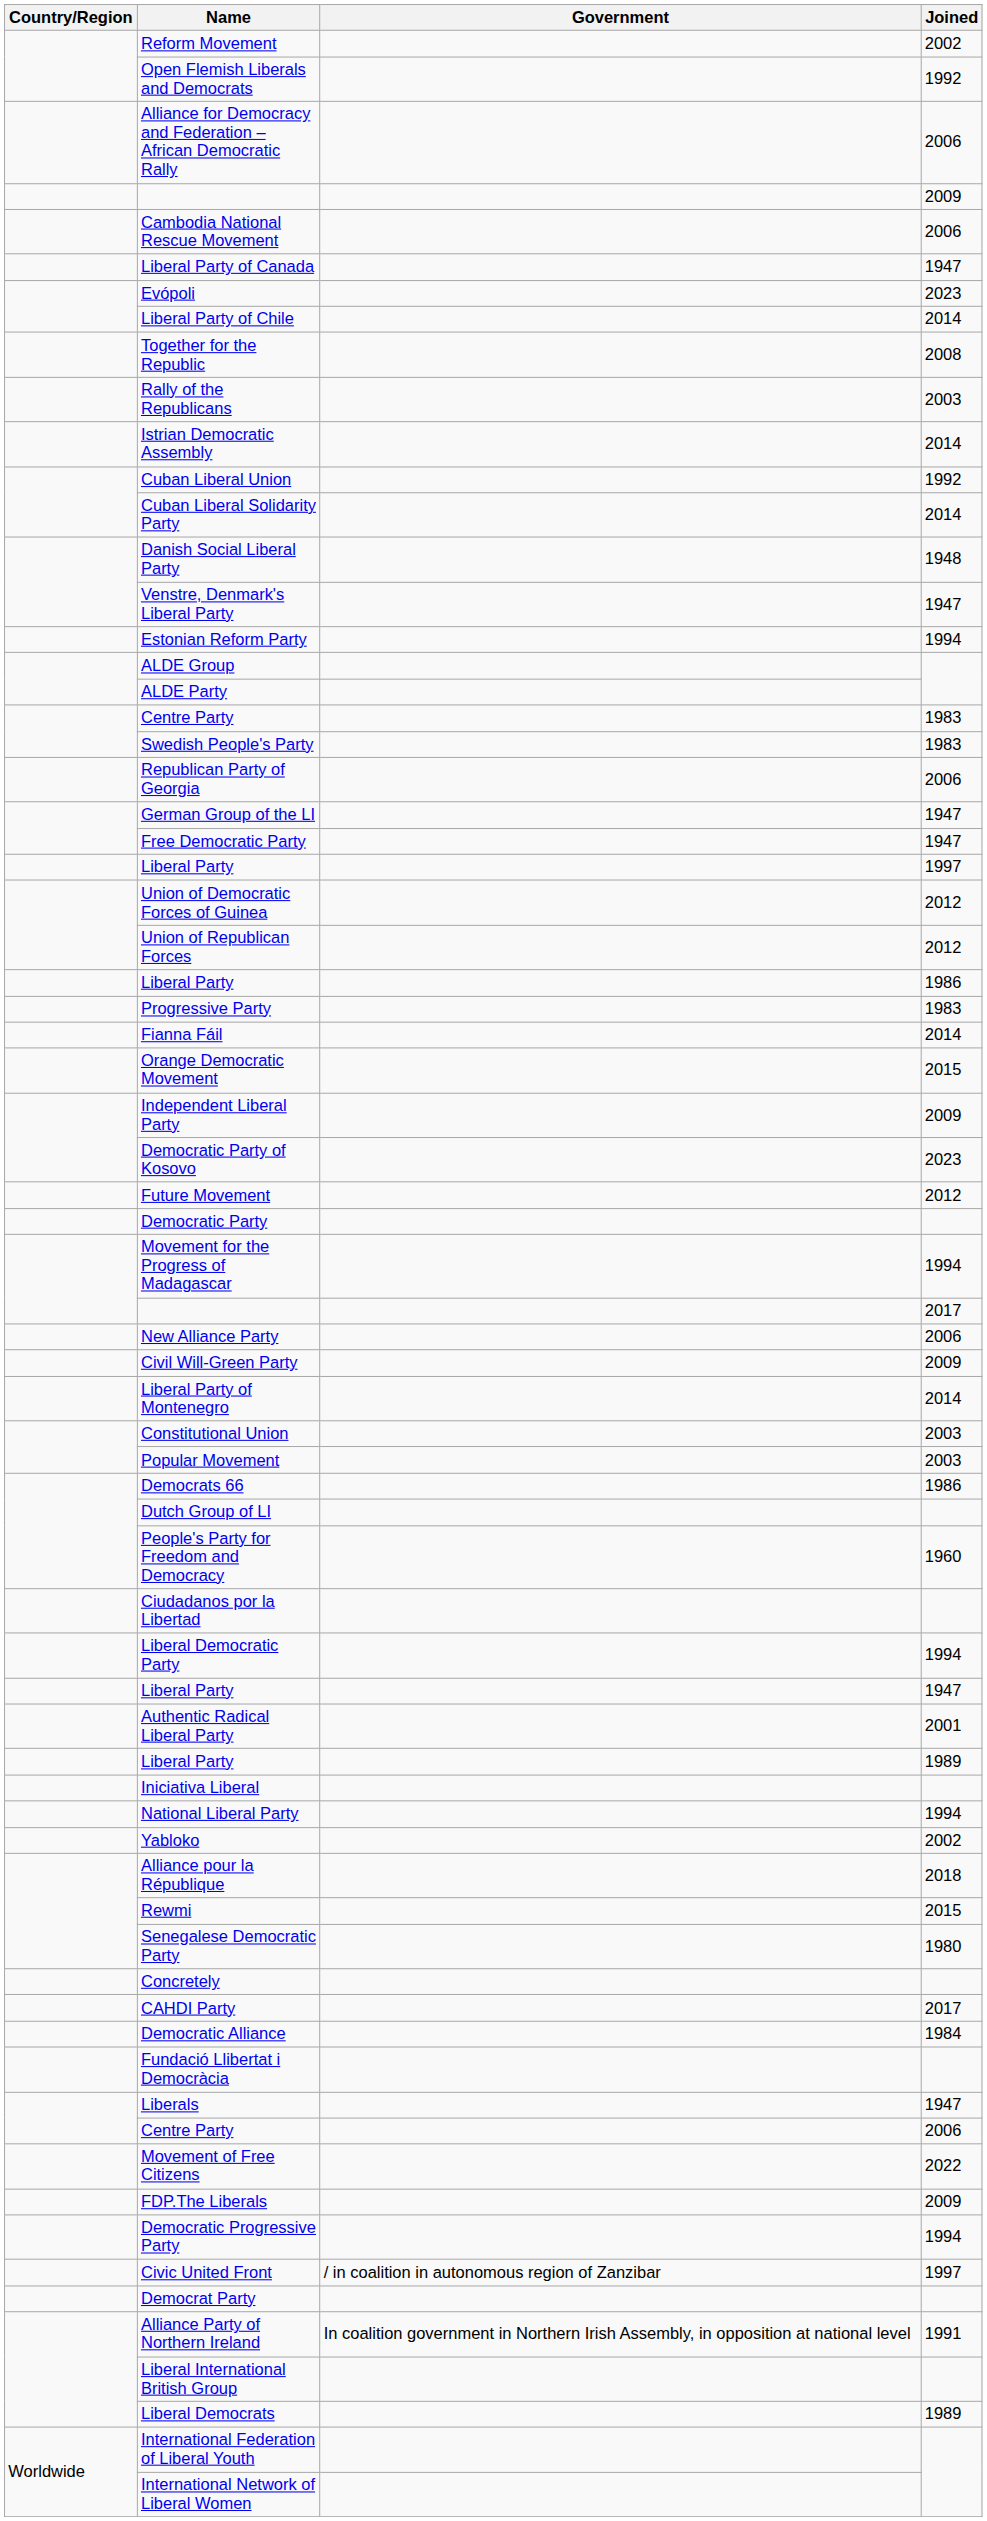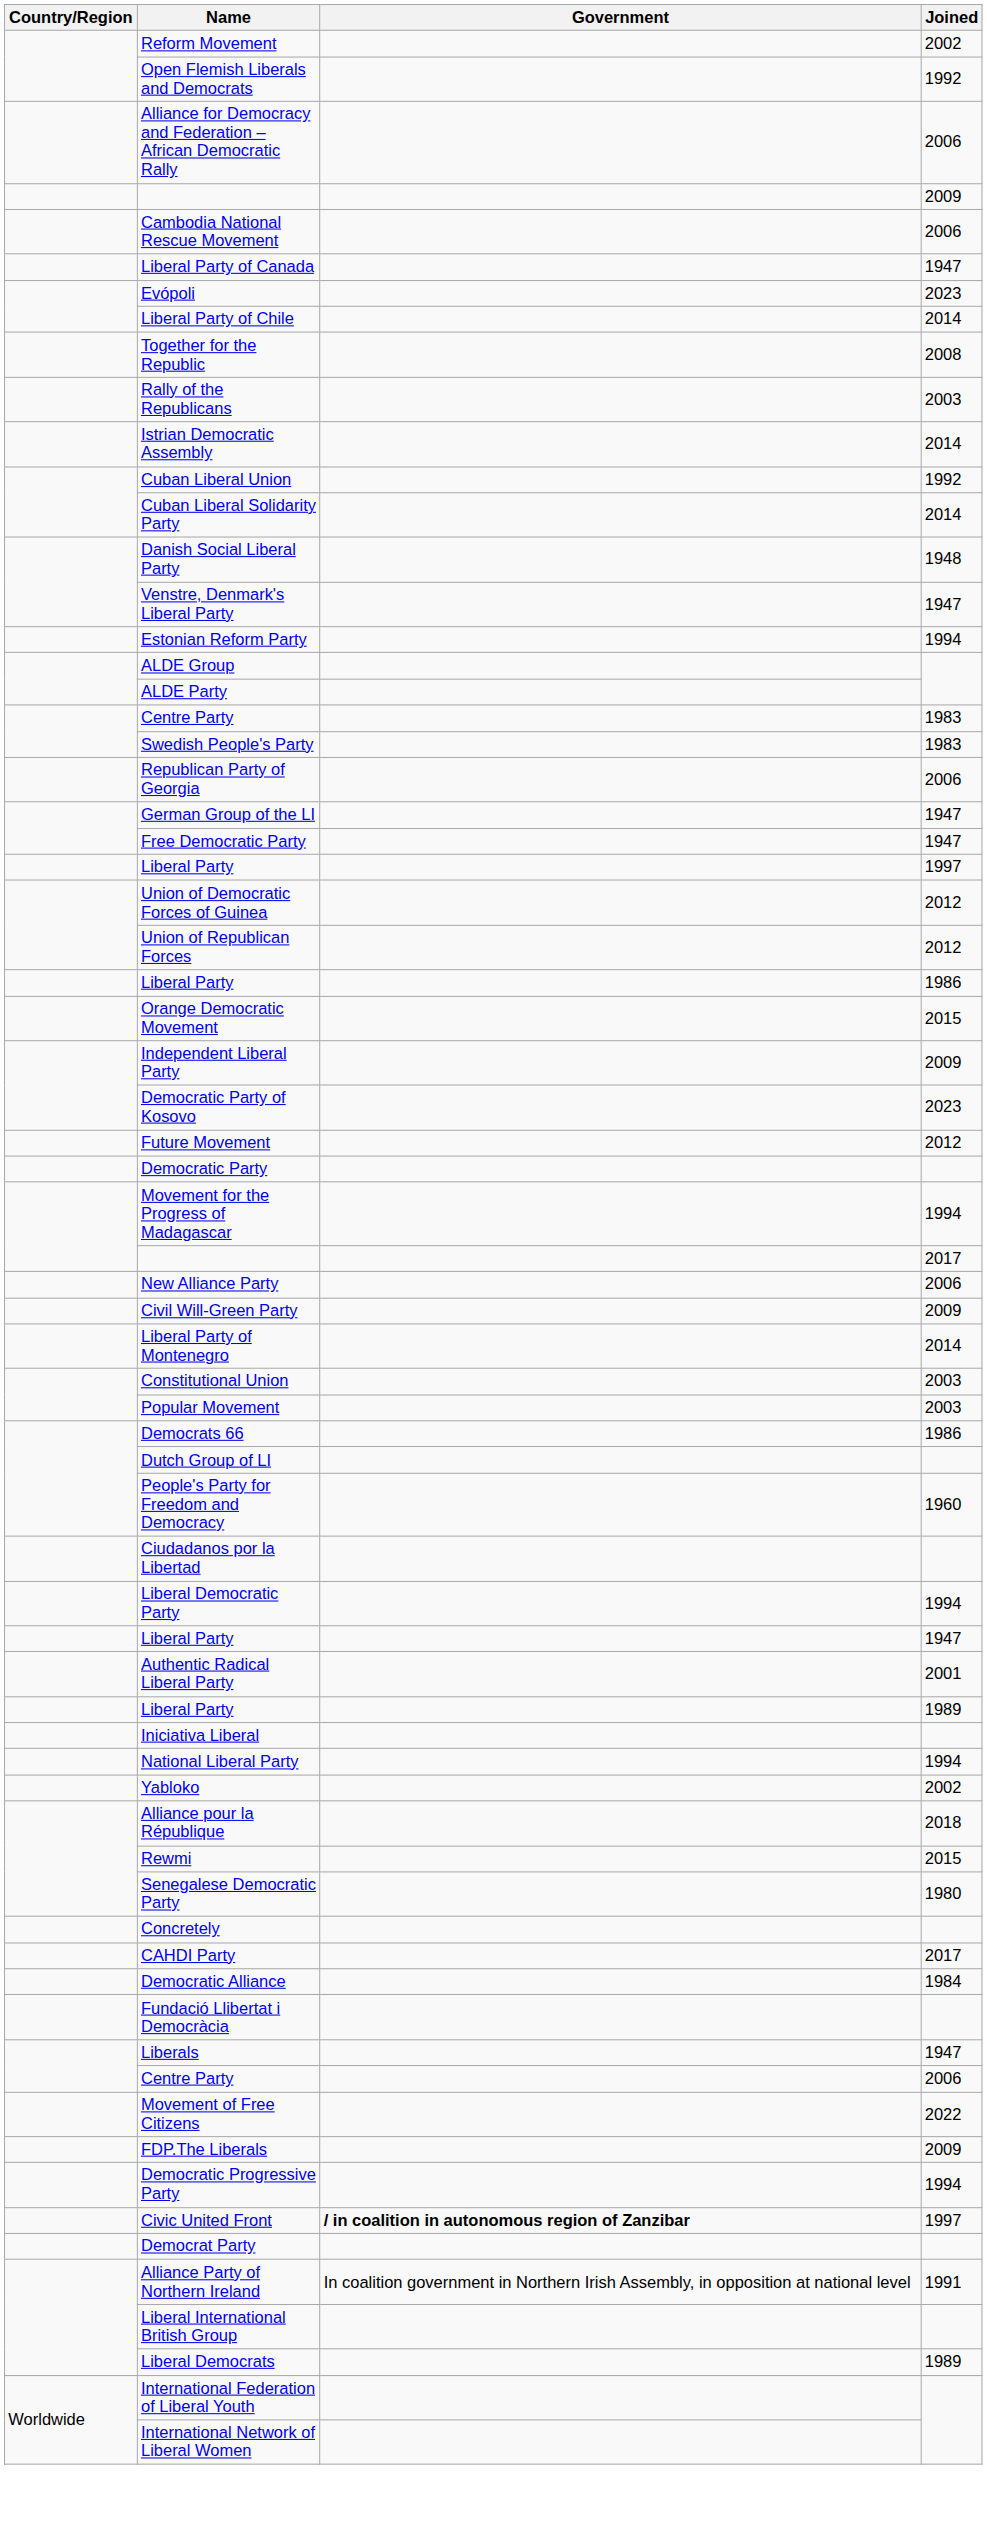- row: (206, 1008)
- row: (182, 1035)
(492, 2272) normal -> (507, 2220) bold
